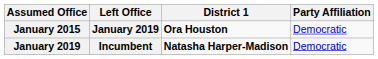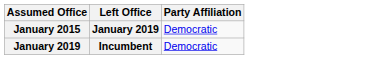- column: (226, 12)
